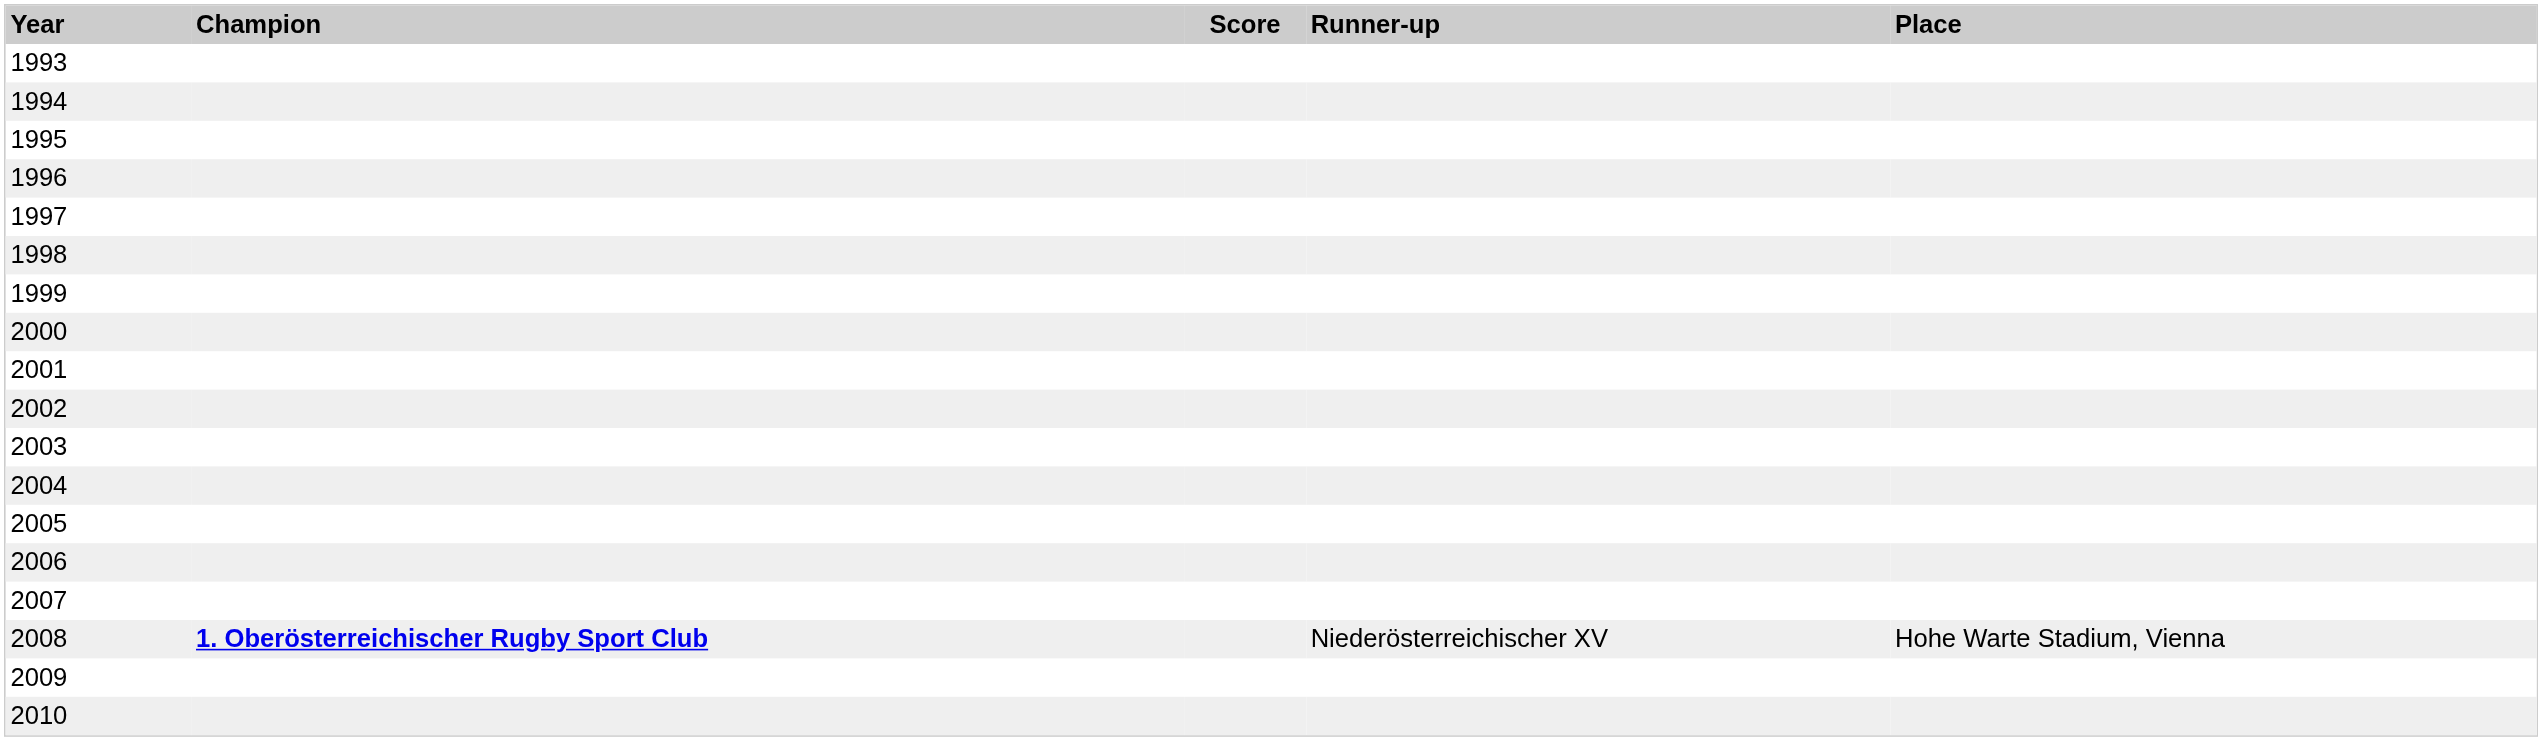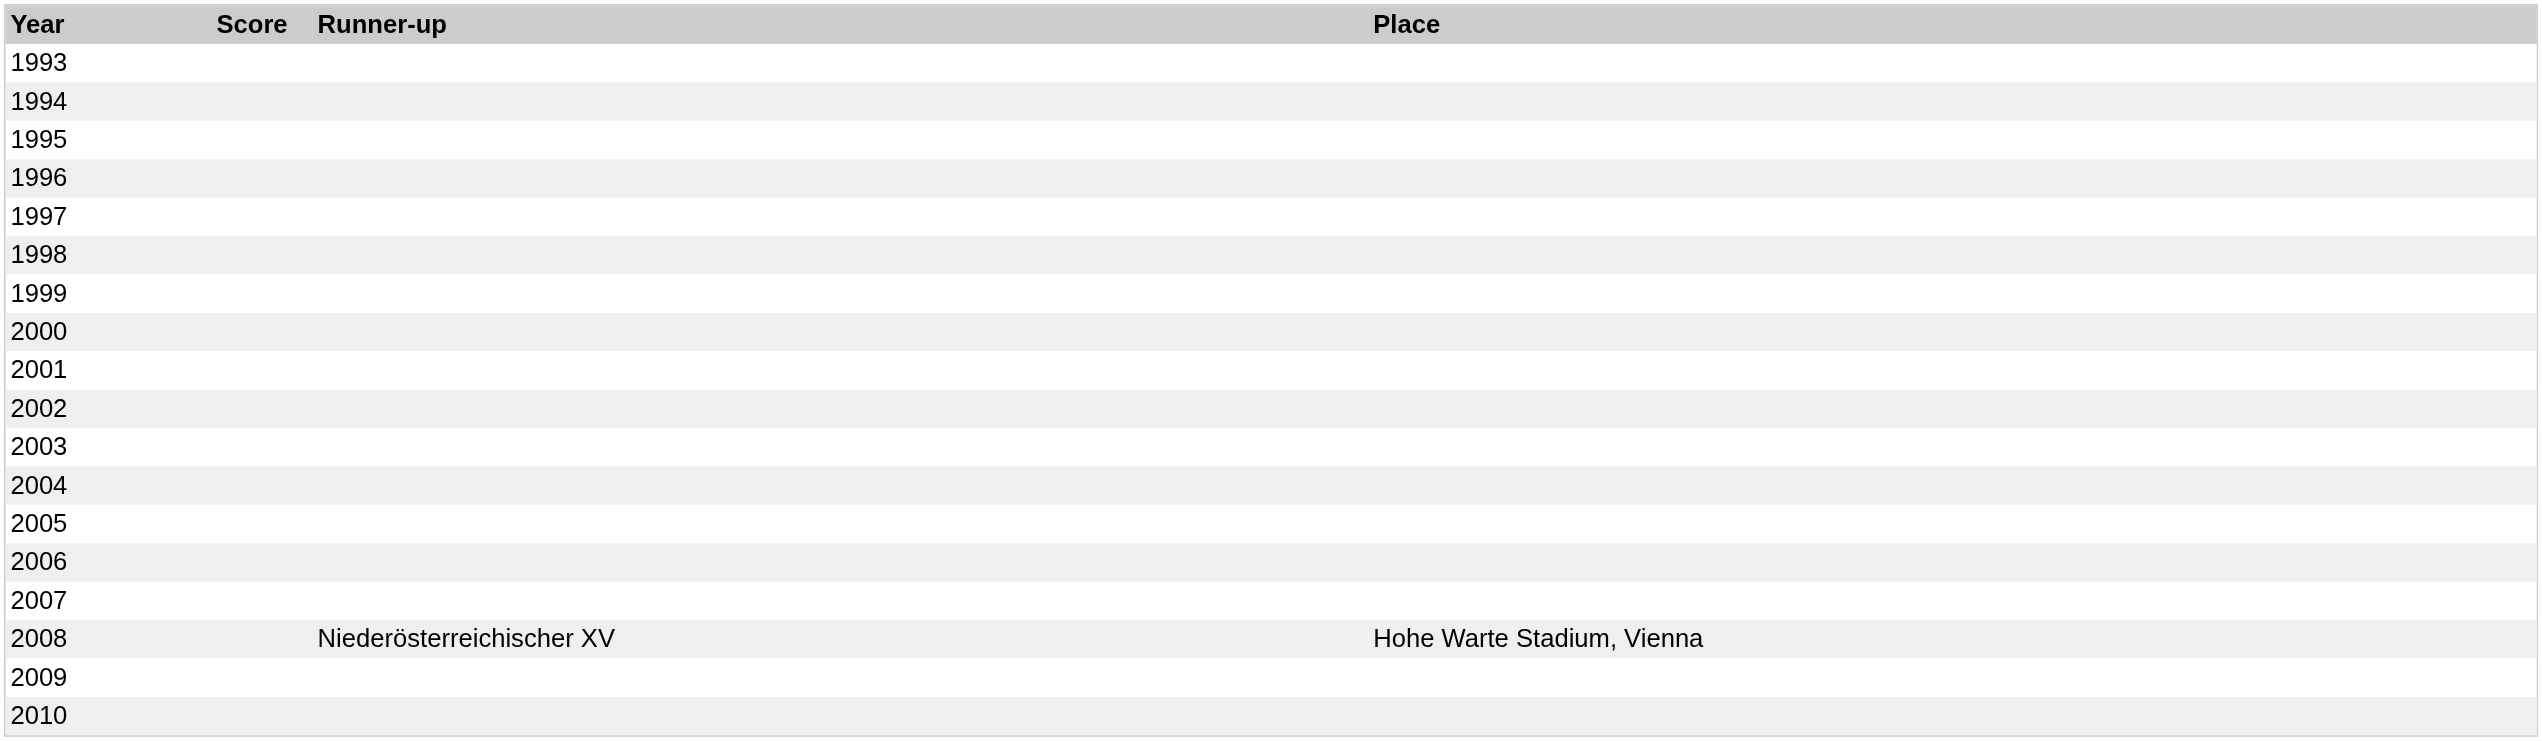- column: (259, 24)
